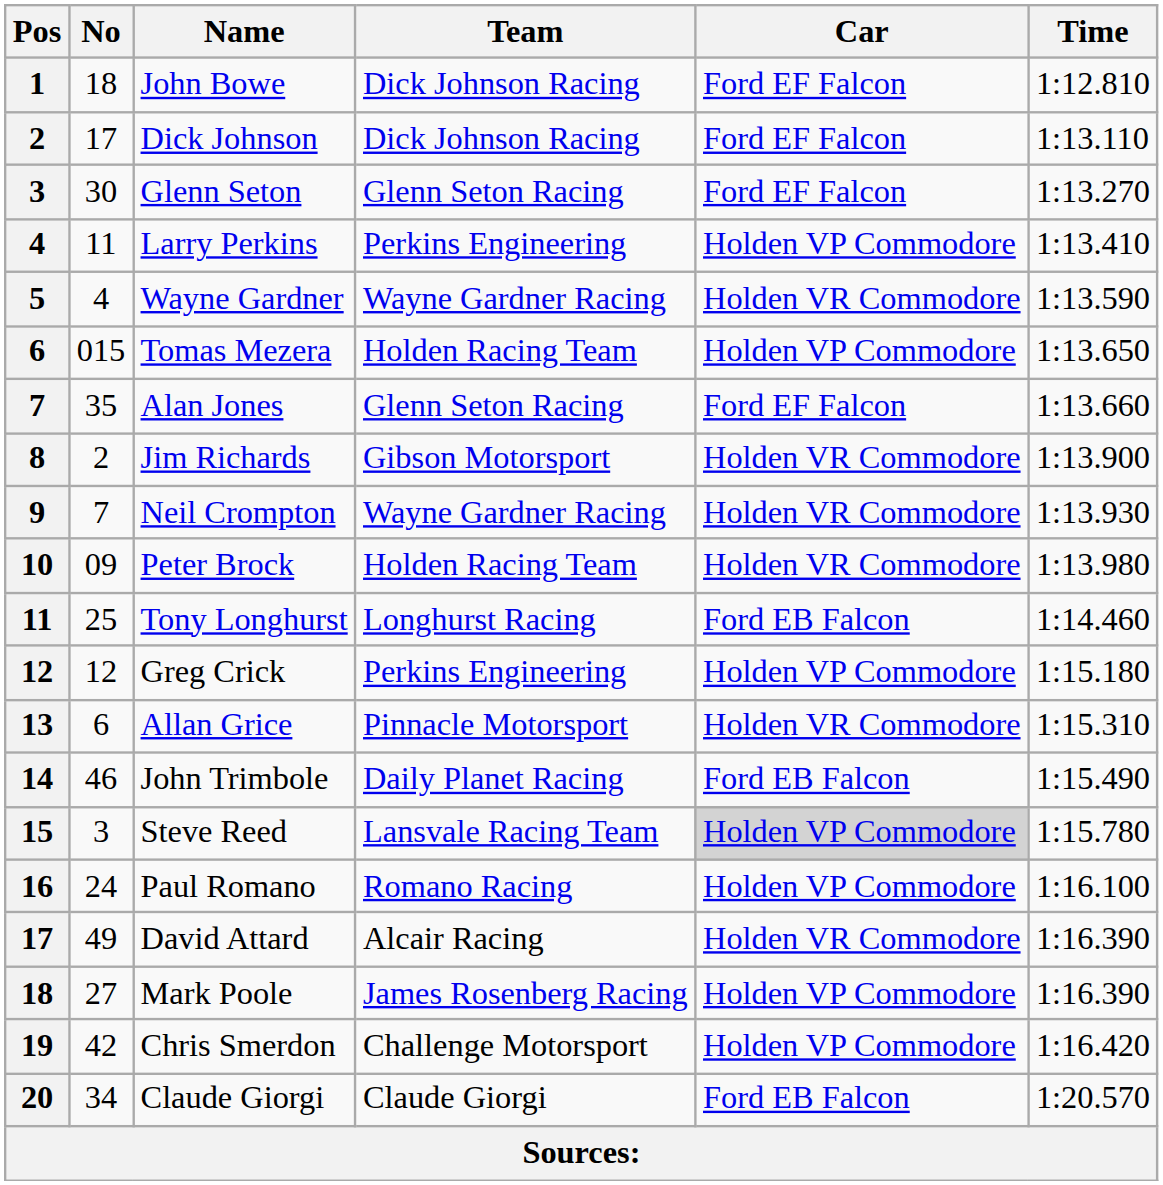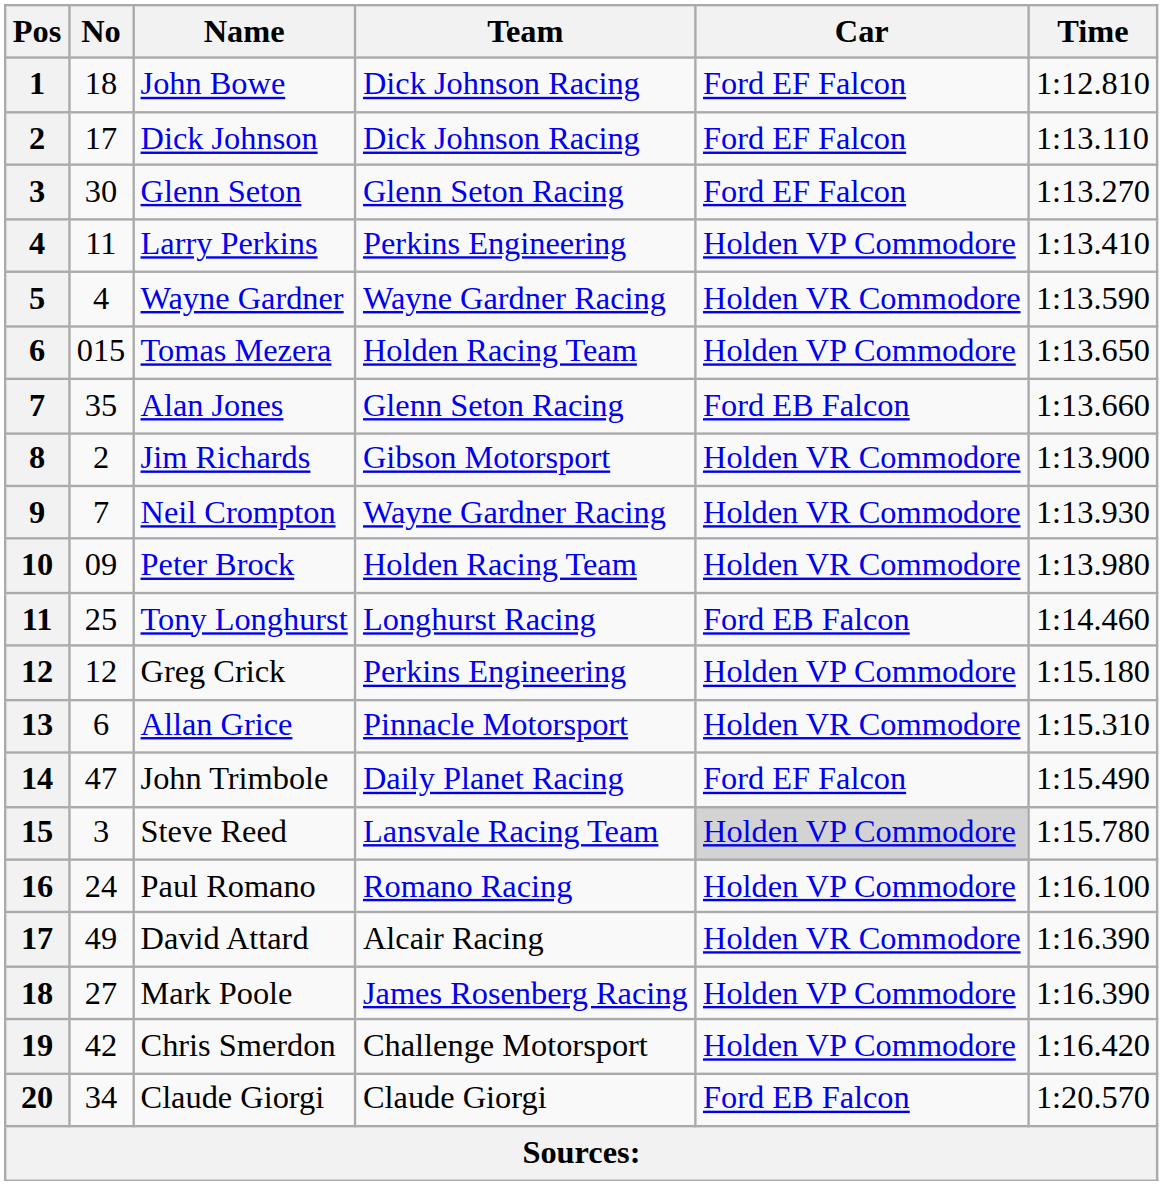(805, 404) Ford EF Falcon -> (806, 404) Ford EB Falcon
(101, 778) 46 -> (101, 778) 47
(806, 778) Ford EB Falcon -> (805, 778) Ford EF Falcon
